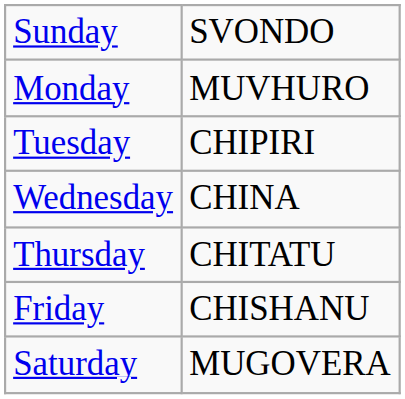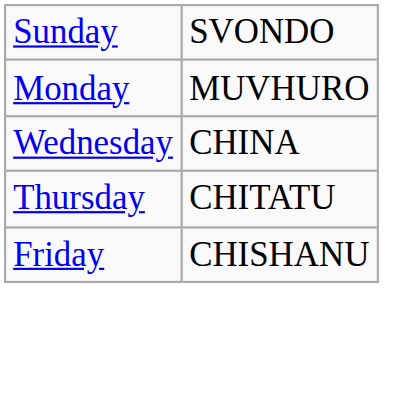- row: (72, 142)
- row: (75, 364)
